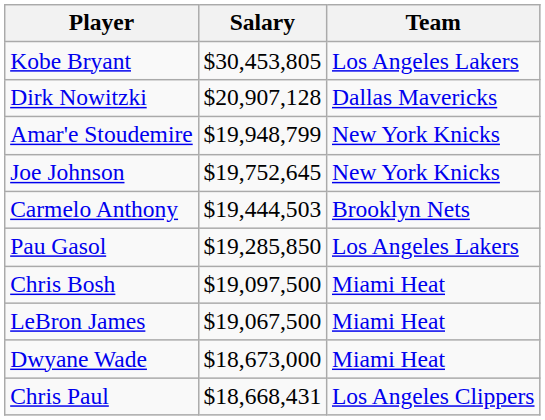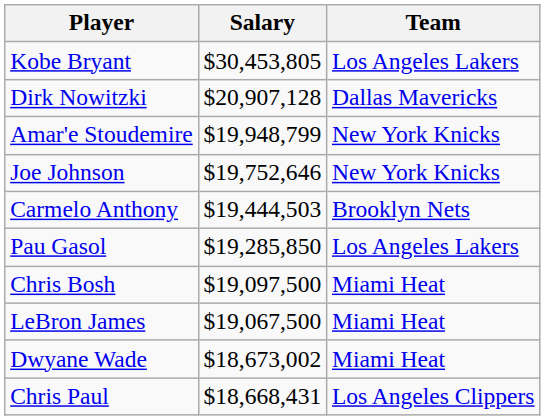(262, 172) $19,752,645 -> (262, 172) $19,752,646
(262, 358) $18,673,000 -> (262, 358) $18,673,002
